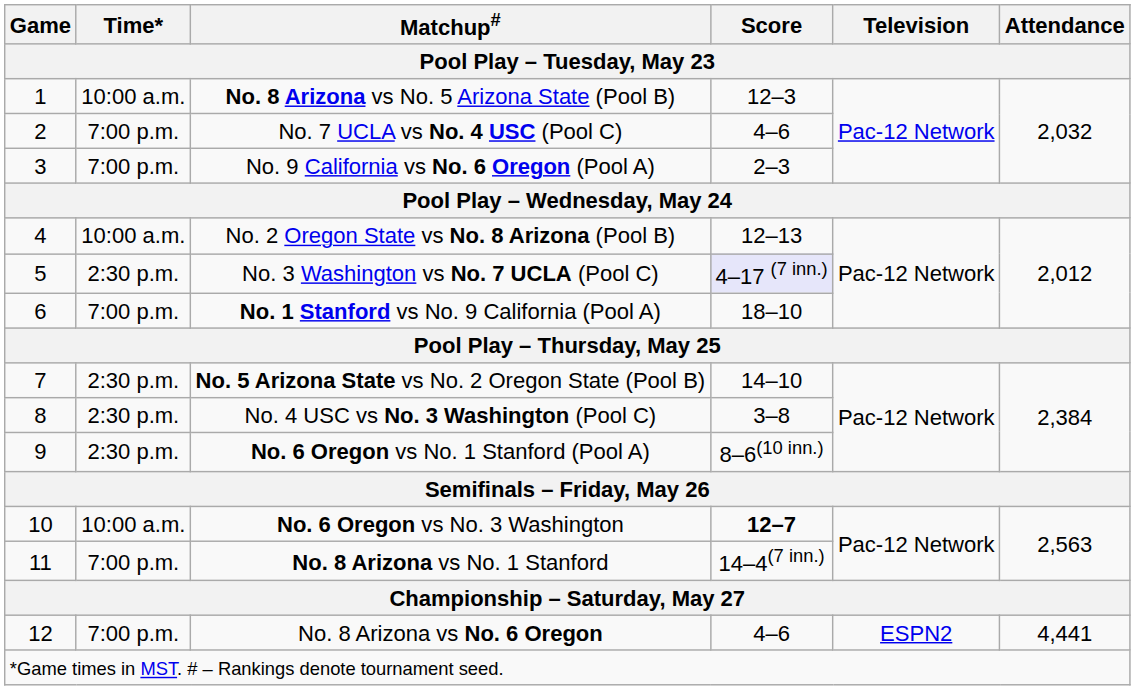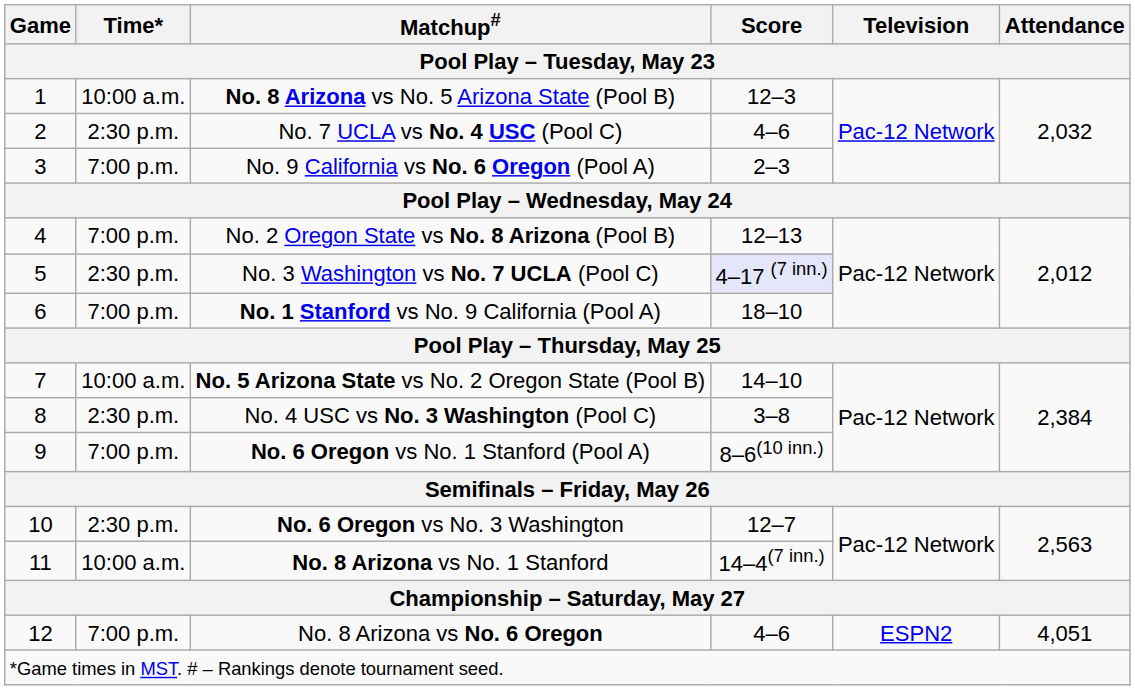(133, 131) 7:00 p.m. -> (133, 131) 2:30 p.m.
(133, 236) 10:00 a.m. -> (133, 236) 7:00 p.m.
(133, 380) 2:30 p.m. -> (133, 380) 10:00 a.m.
(133, 452) 2:30 p.m. -> (133, 452) 7:00 p.m.
(133, 524) 10:00 a.m. -> (133, 524) 2:30 p.m.
(772, 524) bold -> (772, 524) normal
(133, 561) 7:00 p.m. -> (133, 561) 10:00 a.m.
(1065, 633) 4,441 -> (1065, 633) 4,051
